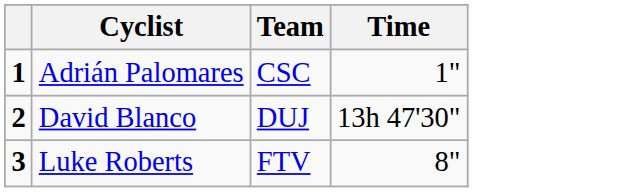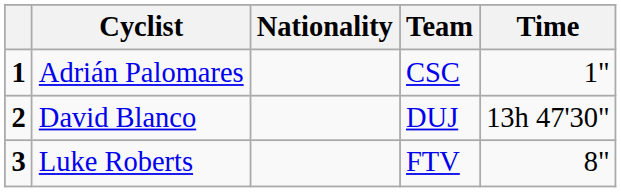+ column: (325, 27)
